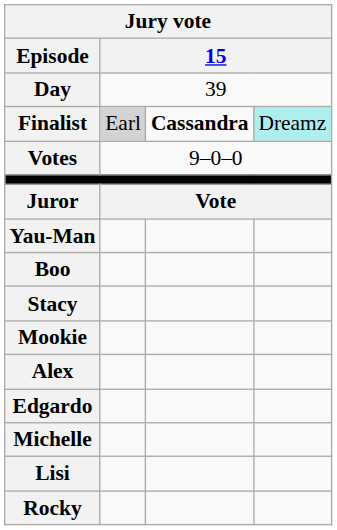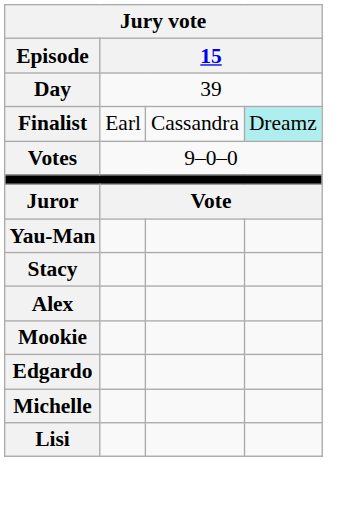(123, 123) lightgrey background -> (123, 123) no background
(200, 123) bold -> (195, 123) normal
- row: (53, 269)
rows swapped: (53, 371) <-> (53, 337)
- row: (52, 507)
